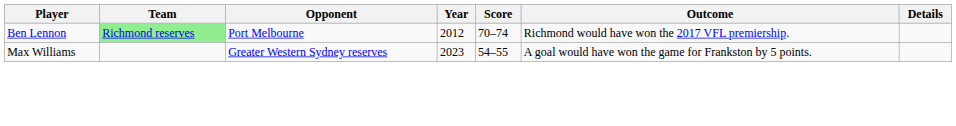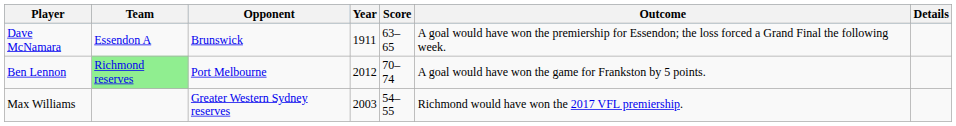+ row: (34, 39)
(657, 33) Richmond would have won the 2017 VFL premiership. -> (562, 72) A goal would have won the game for Frankston by 5 points.
(452, 52) 2023 -> (365, 104) 2003
(668, 52) A goal would have won the game for Frankston by 5 points. -> (550, 104) Richmond would have won the 2017 VFL premiership.
